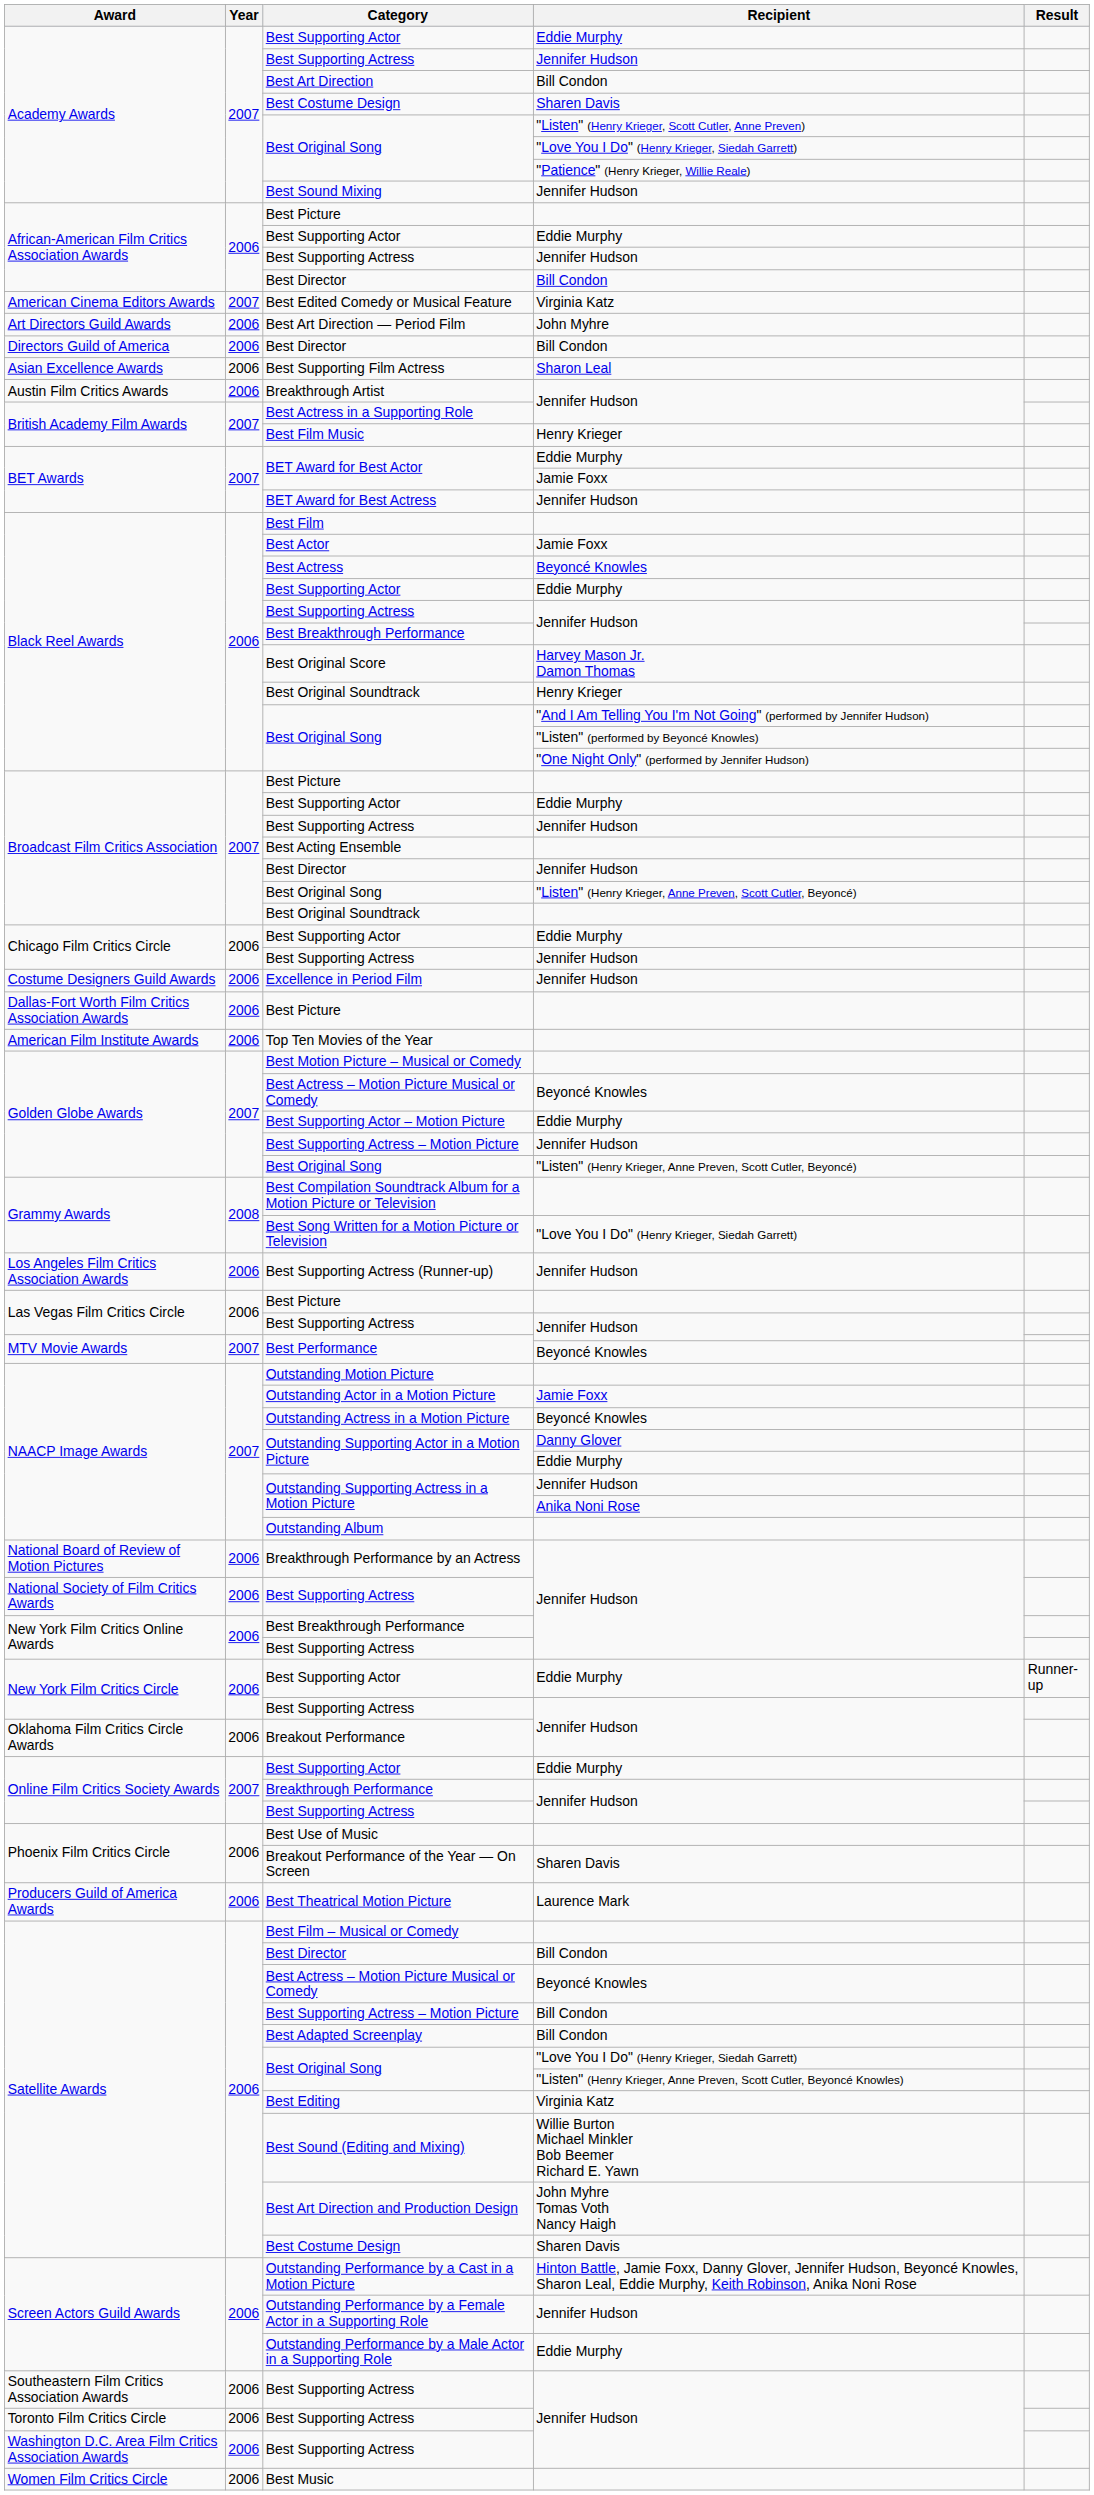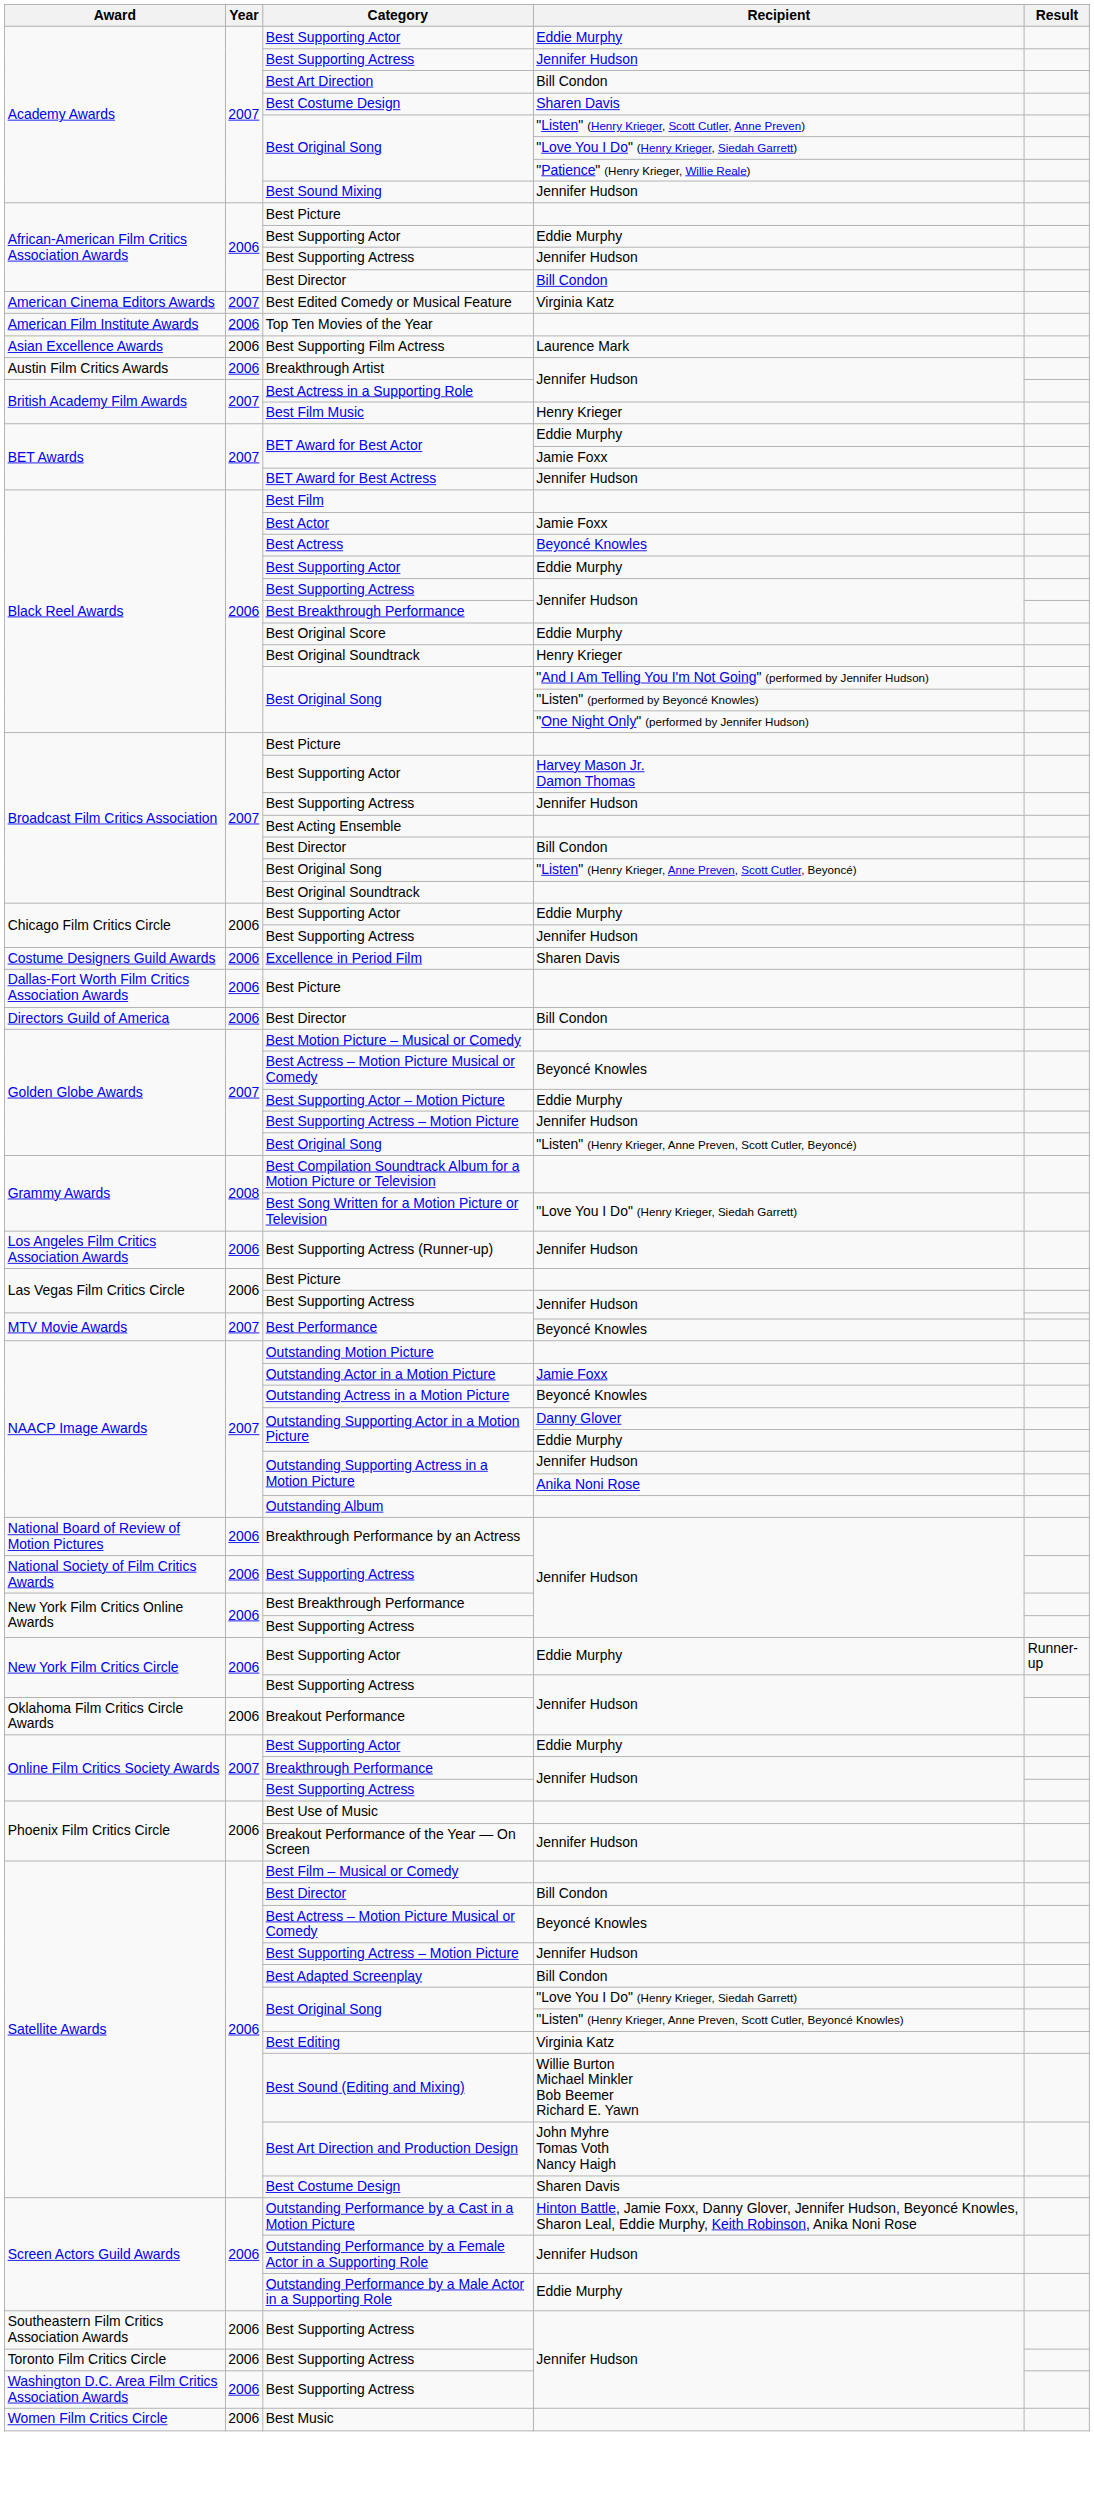- row: (89, 324)
rows swapped: (103, 1040) <-> (88, 346)
(574, 368) Sharon Leal -> (583, 346) Laurence Mark
(590, 663) Harvey Mason Jr. Damon Thomas -> (579, 633) Eddie Murphy
(579, 803) Eddie Murphy -> (590, 773) Harvey Mason Jr. Damon Thomas
(587, 870) Jennifer Hudson -> (572, 848) Bill Condon
(587, 980) Jennifer Hudson -> (578, 958) Sharen Davis
(578, 1864) Sharen Davis -> (587, 1842) Jennifer Hudson
- row: (92, 1901)
(572, 2013) Bill Condon -> (587, 1953) Jennifer Hudson
